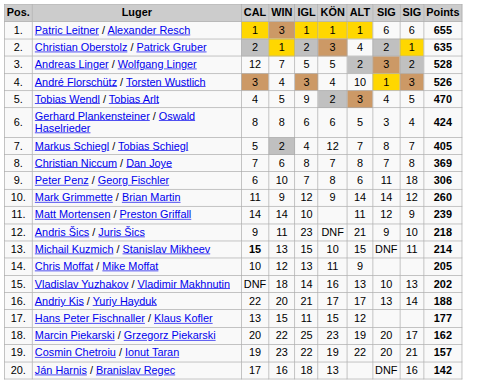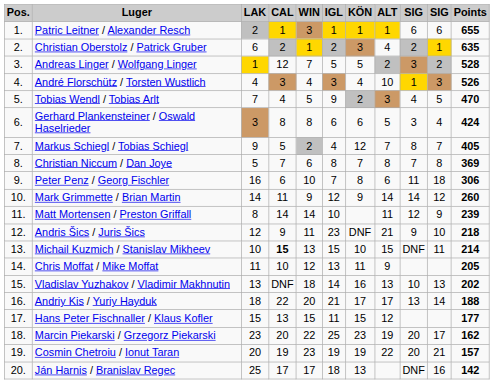+ column: (255, 13)
(306, 353) 22 -> (334, 353) 19
(282, 370) 16 -> (309, 370) 17
